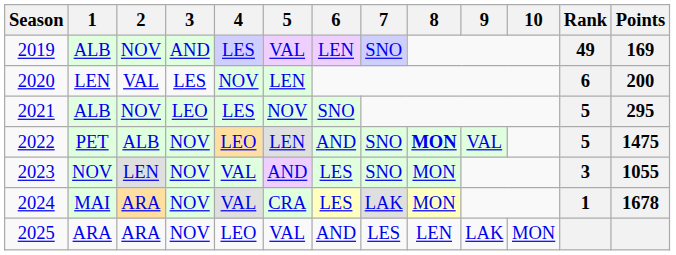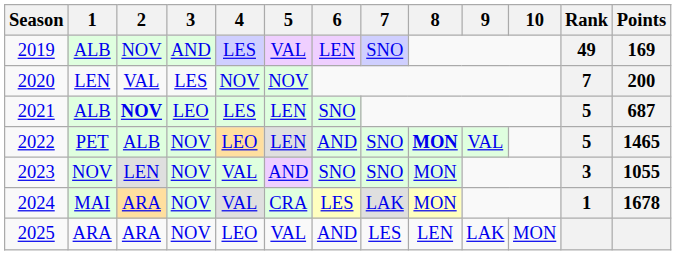(287, 81) LEN -> (288, 81) NOV
(586, 81) 6 -> (587, 81) 7
(141, 111) normal -> (141, 111) bold
(287, 111) NOV -> (288, 111) LEN
(640, 111) 295 -> (641, 111) 687
(640, 142) 1475 -> (641, 142) 1465
(336, 172) LES -> (337, 172) SNO
